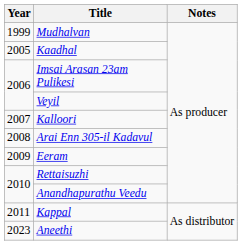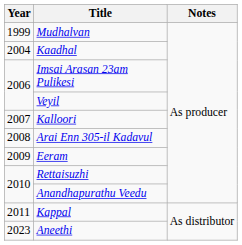(19, 50) 2005 -> (19, 50) 2004
